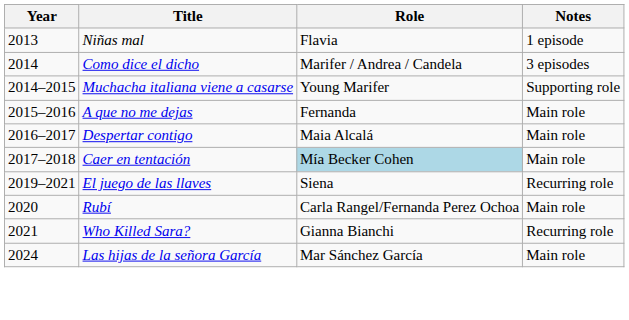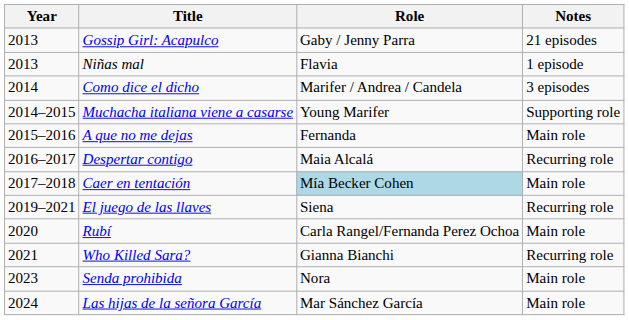+ row: (151, 40)
(556, 135) Main role -> (570, 159) Recurring role
+ row: (132, 278)
